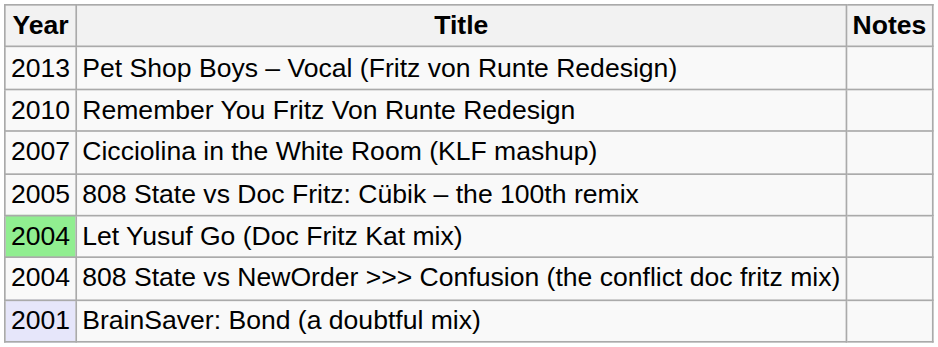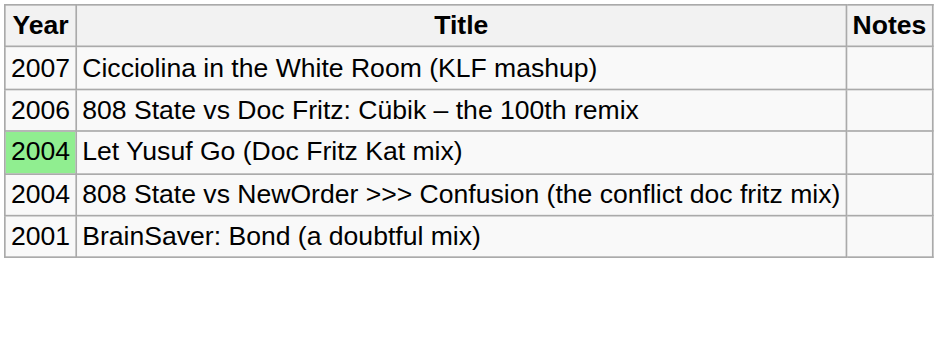- row: (380, 67)
- row: (329, 109)
(40, 194) 2005 -> (40, 109) 2006
(40, 320) lavender background -> (40, 236) no background
